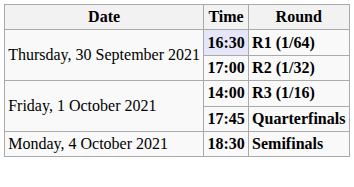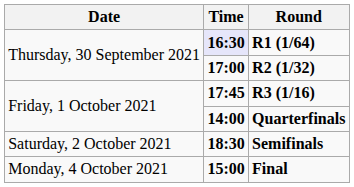(226, 93) 14:00 -> (226, 93) 17:45
(226, 118) 17:45 -> (226, 118) 14:00
(88, 144) Monday, 4 October 2021 -> (90, 144) Saturday, 2 October 2021
+ row: (270, 169)
